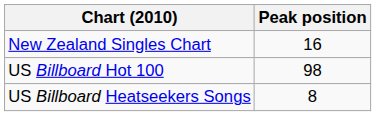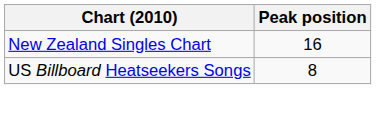- row: (86, 70)
